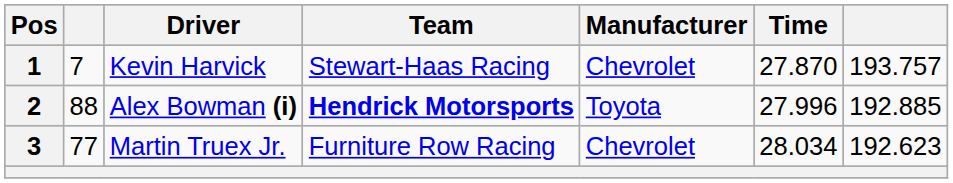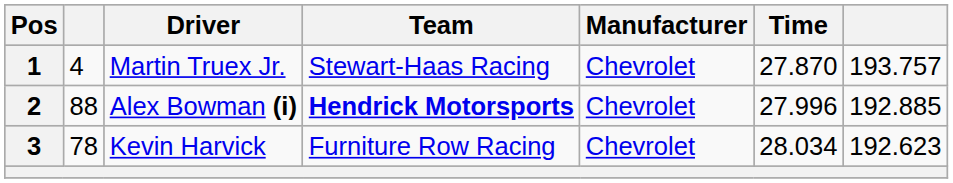(77, 66) 7 -> (77, 66) 4
(188, 66) Kevin Harvick -> (198, 66) Martin Truex Jr.
(623, 106) Toyota -> (640, 106) Chevrolet
(84, 147) 77 -> (84, 147) 78
(198, 147) Martin Truex Jr. -> (188, 147) Kevin Harvick
